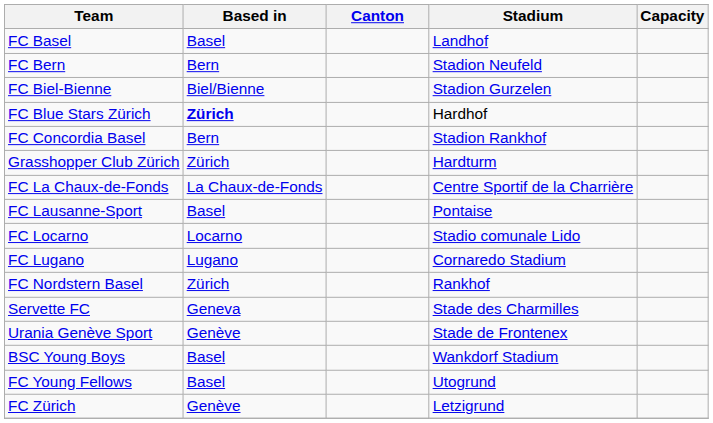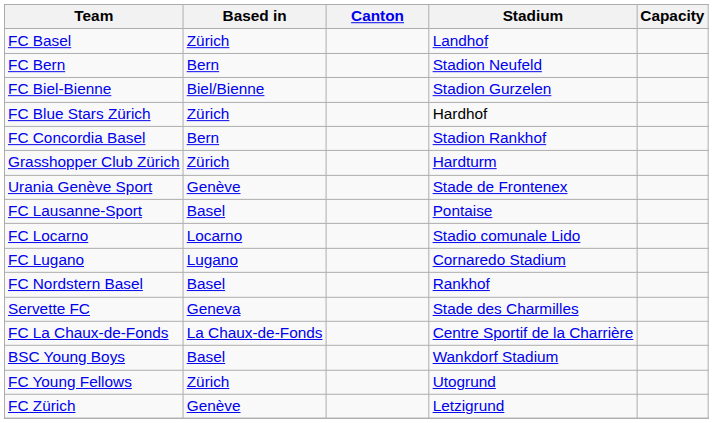(206, 41) Basel -> (208, 41) Zürich
(210, 114) bold -> (208, 114) normal
rows swapped: (88, 187) <-> (80, 333)
(208, 284) Zürich -> (206, 284) Basel
(206, 382) Basel -> (208, 382) Zürich
